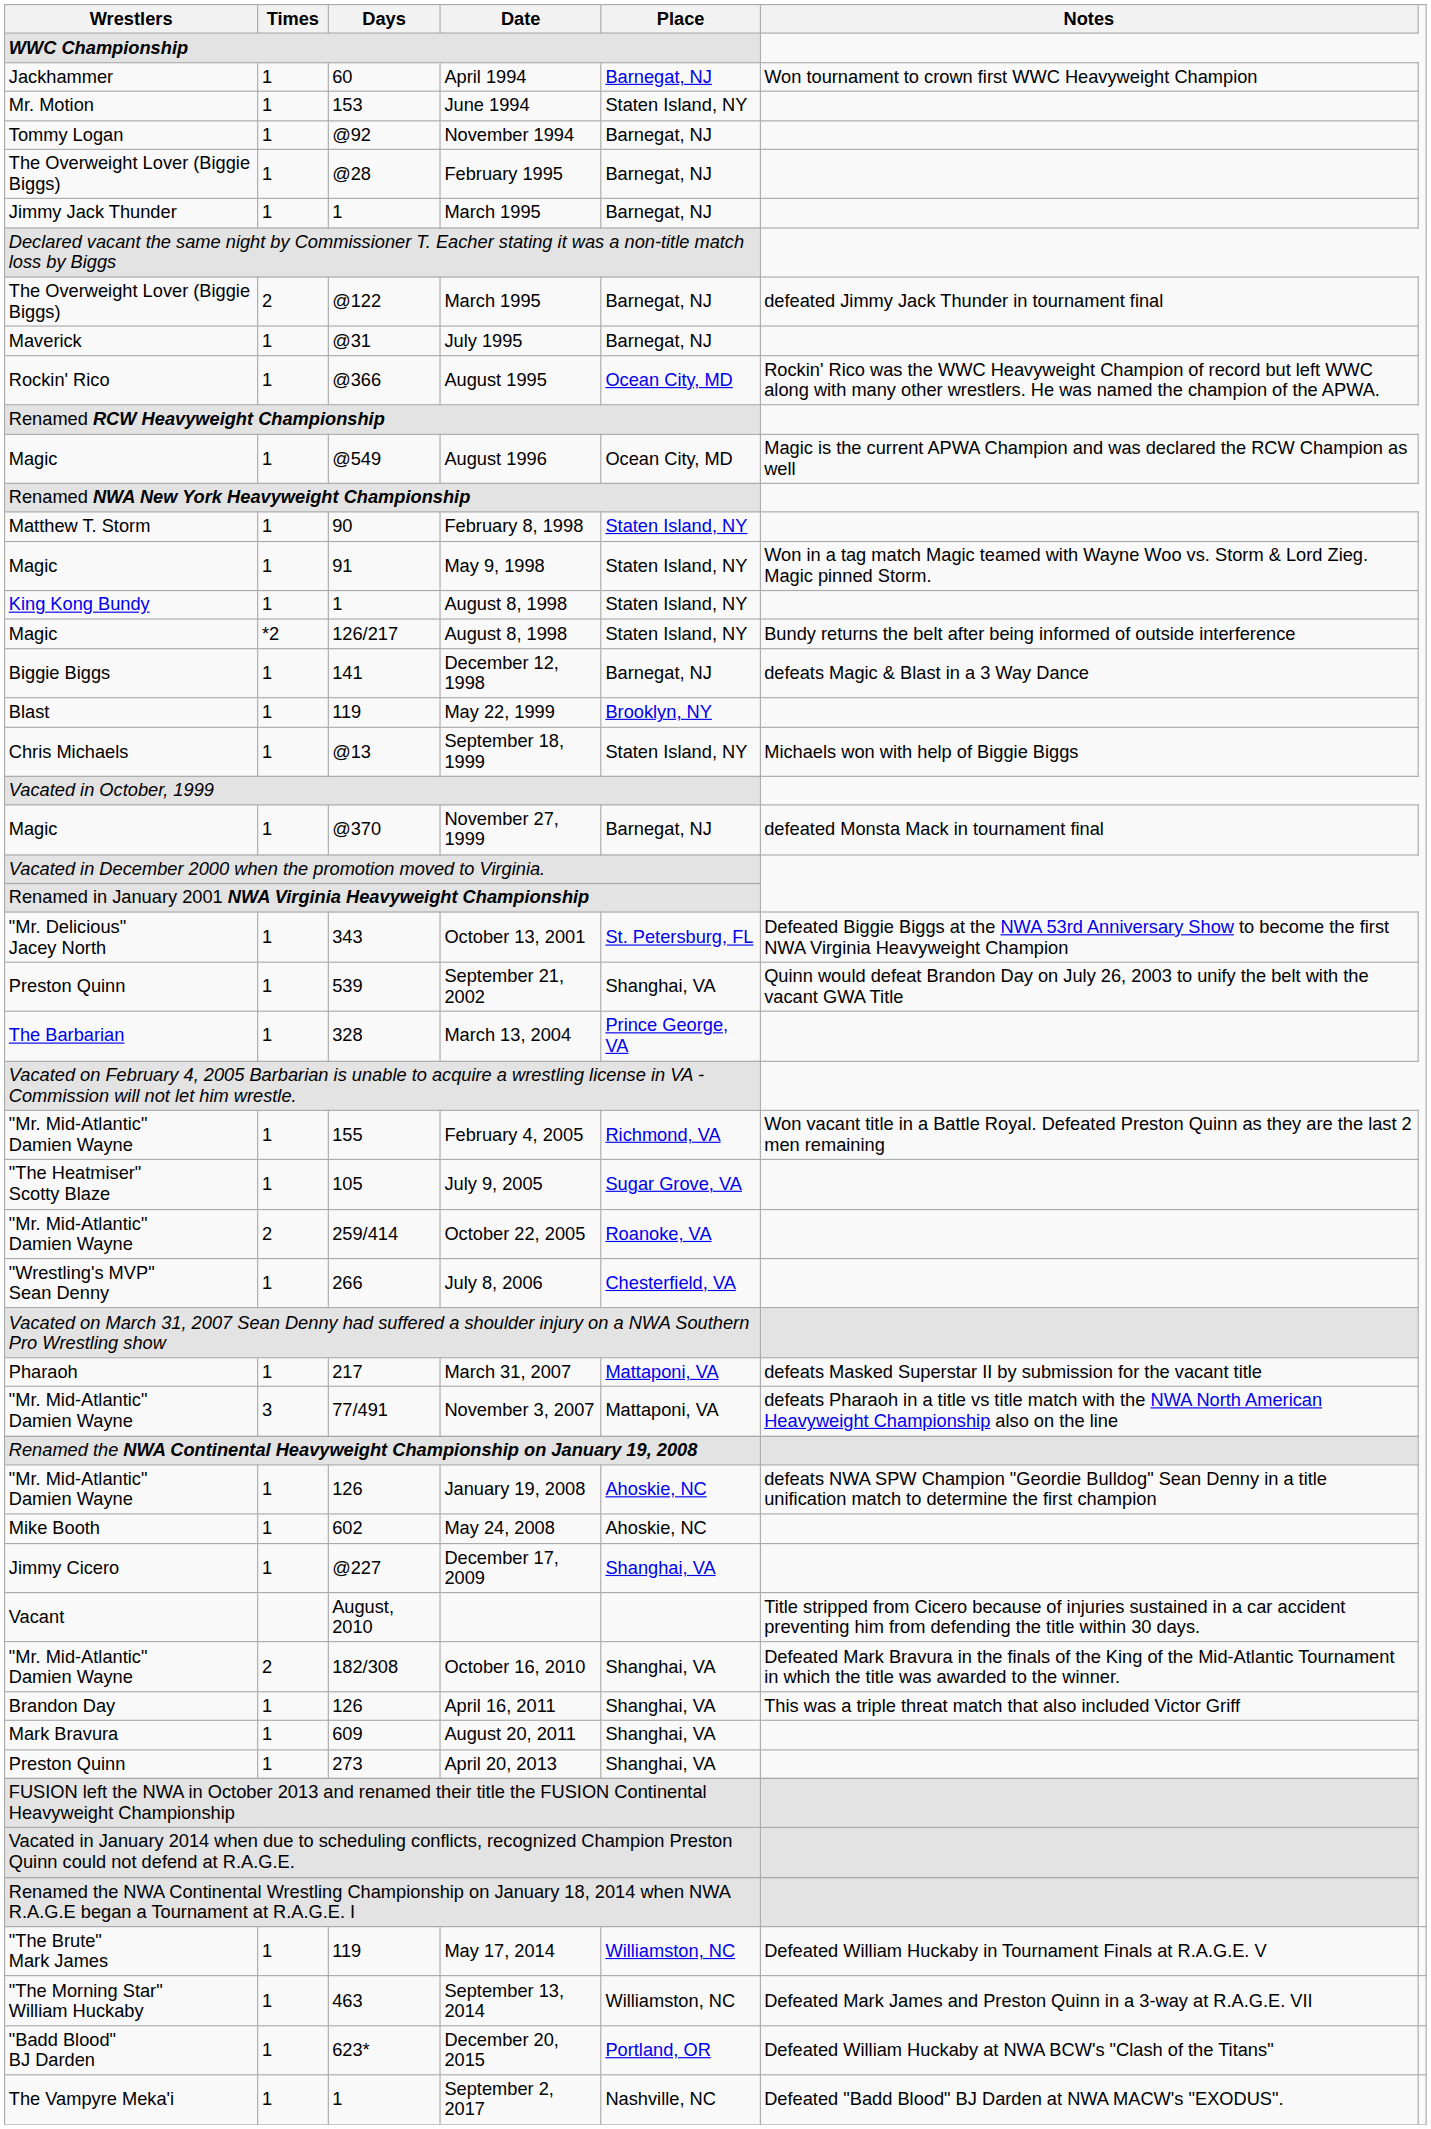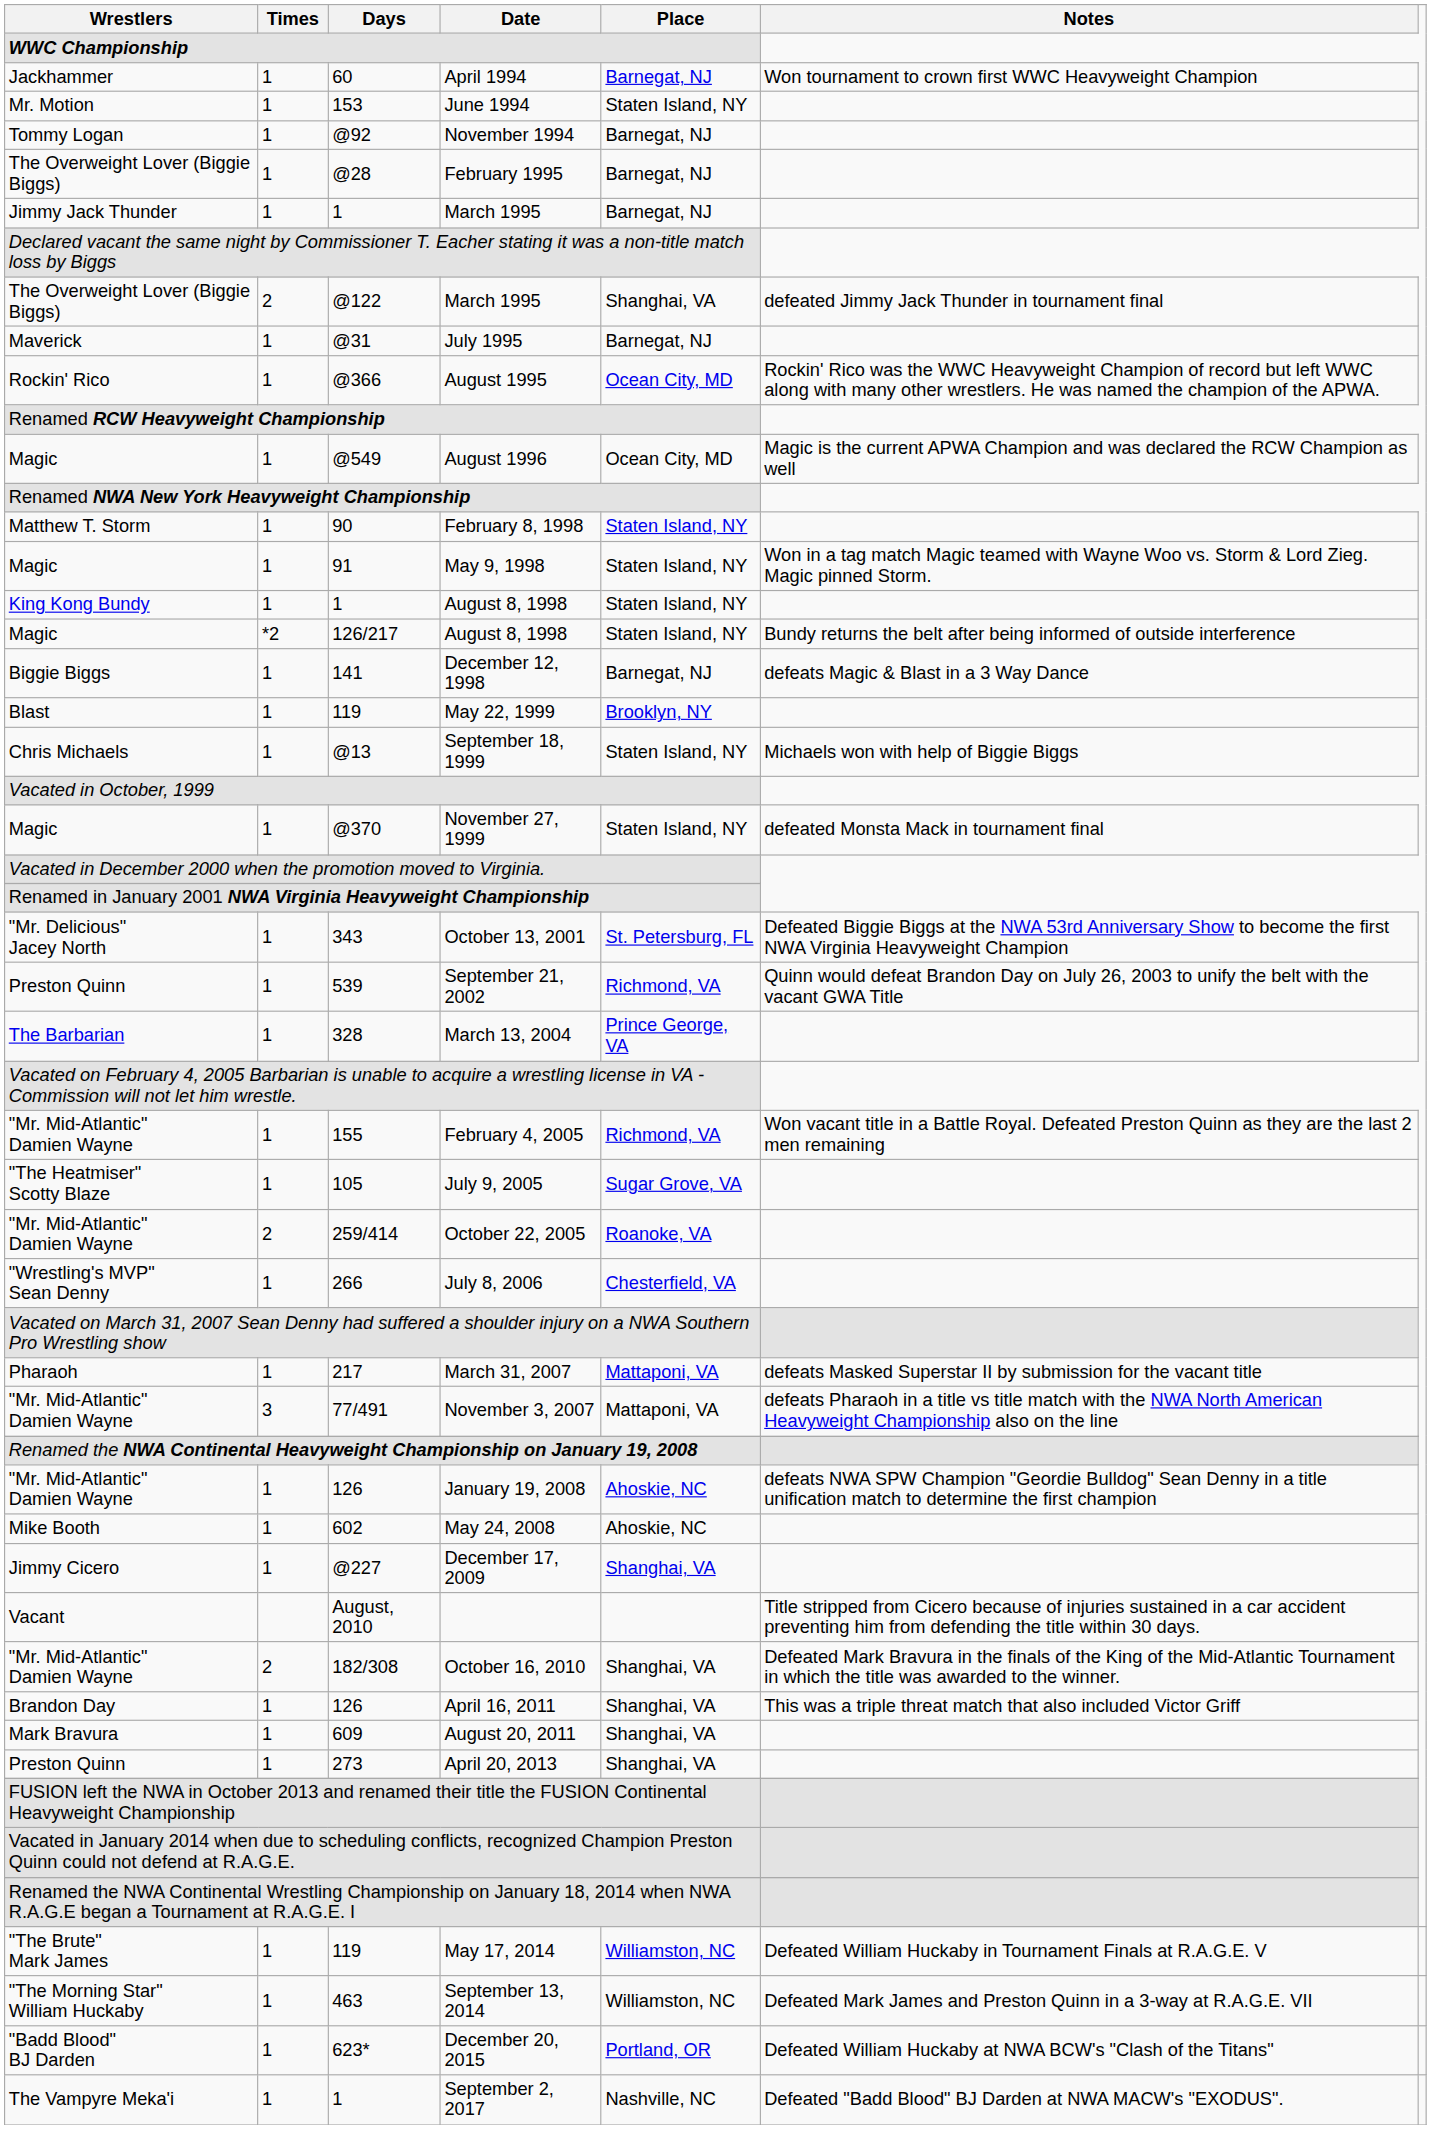(659, 301) Barnegat, NJ -> (661, 301) Shanghai, VA
(659, 829) Barnegat, NJ -> (676, 829) Staten Island, NY
(661, 986) Shanghai, VA -> (663, 986) Richmond, VA
